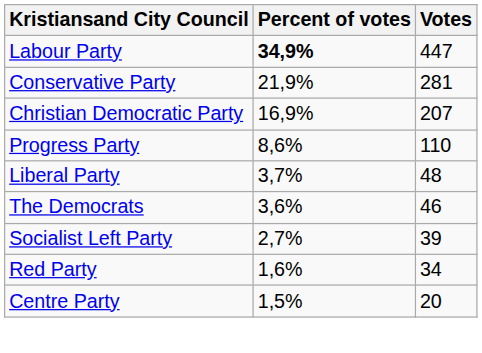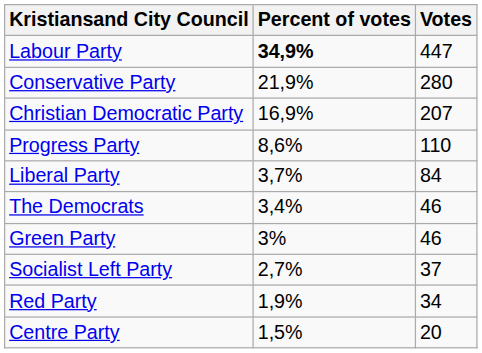(436, 82) 281 -> (436, 82) 280
(431, 176) 48 -> (431, 176) 84
(280, 207) 3,6% -> (280, 207) 3,4%
+ row: (62, 238)
(431, 238) 39 -> (431, 269) 37
(280, 269) 1,6% -> (280, 301) 1,9%
